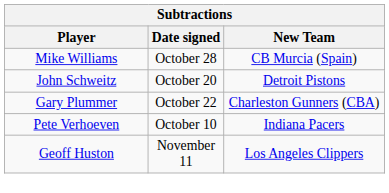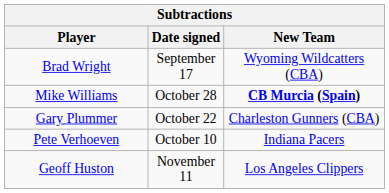+ row: (76, 66)
(304, 59) normal -> (304, 96) bold
- row: (76, 80)
